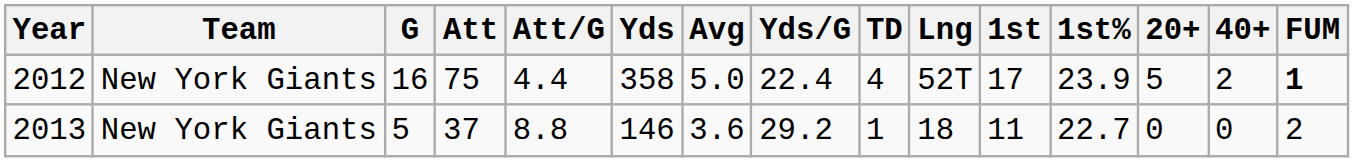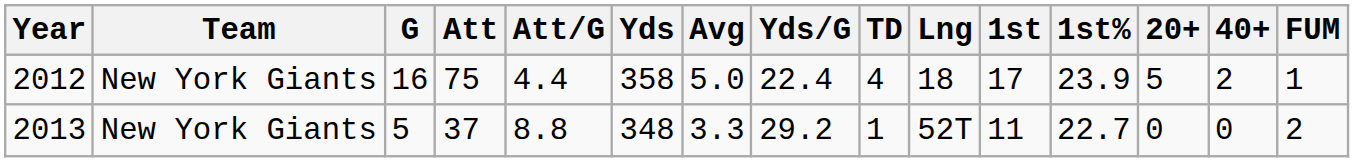(945, 80) 52T -> (936, 80) 18
(1294, 80) bold -> (1294, 80) normal
(647, 130) 146 -> (647, 130) 348
(717, 130) 3.6 -> (717, 130) 3.3
(936, 130) 18 -> (945, 130) 52T
